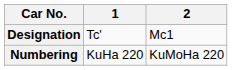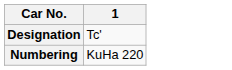- column: (187, 14)
